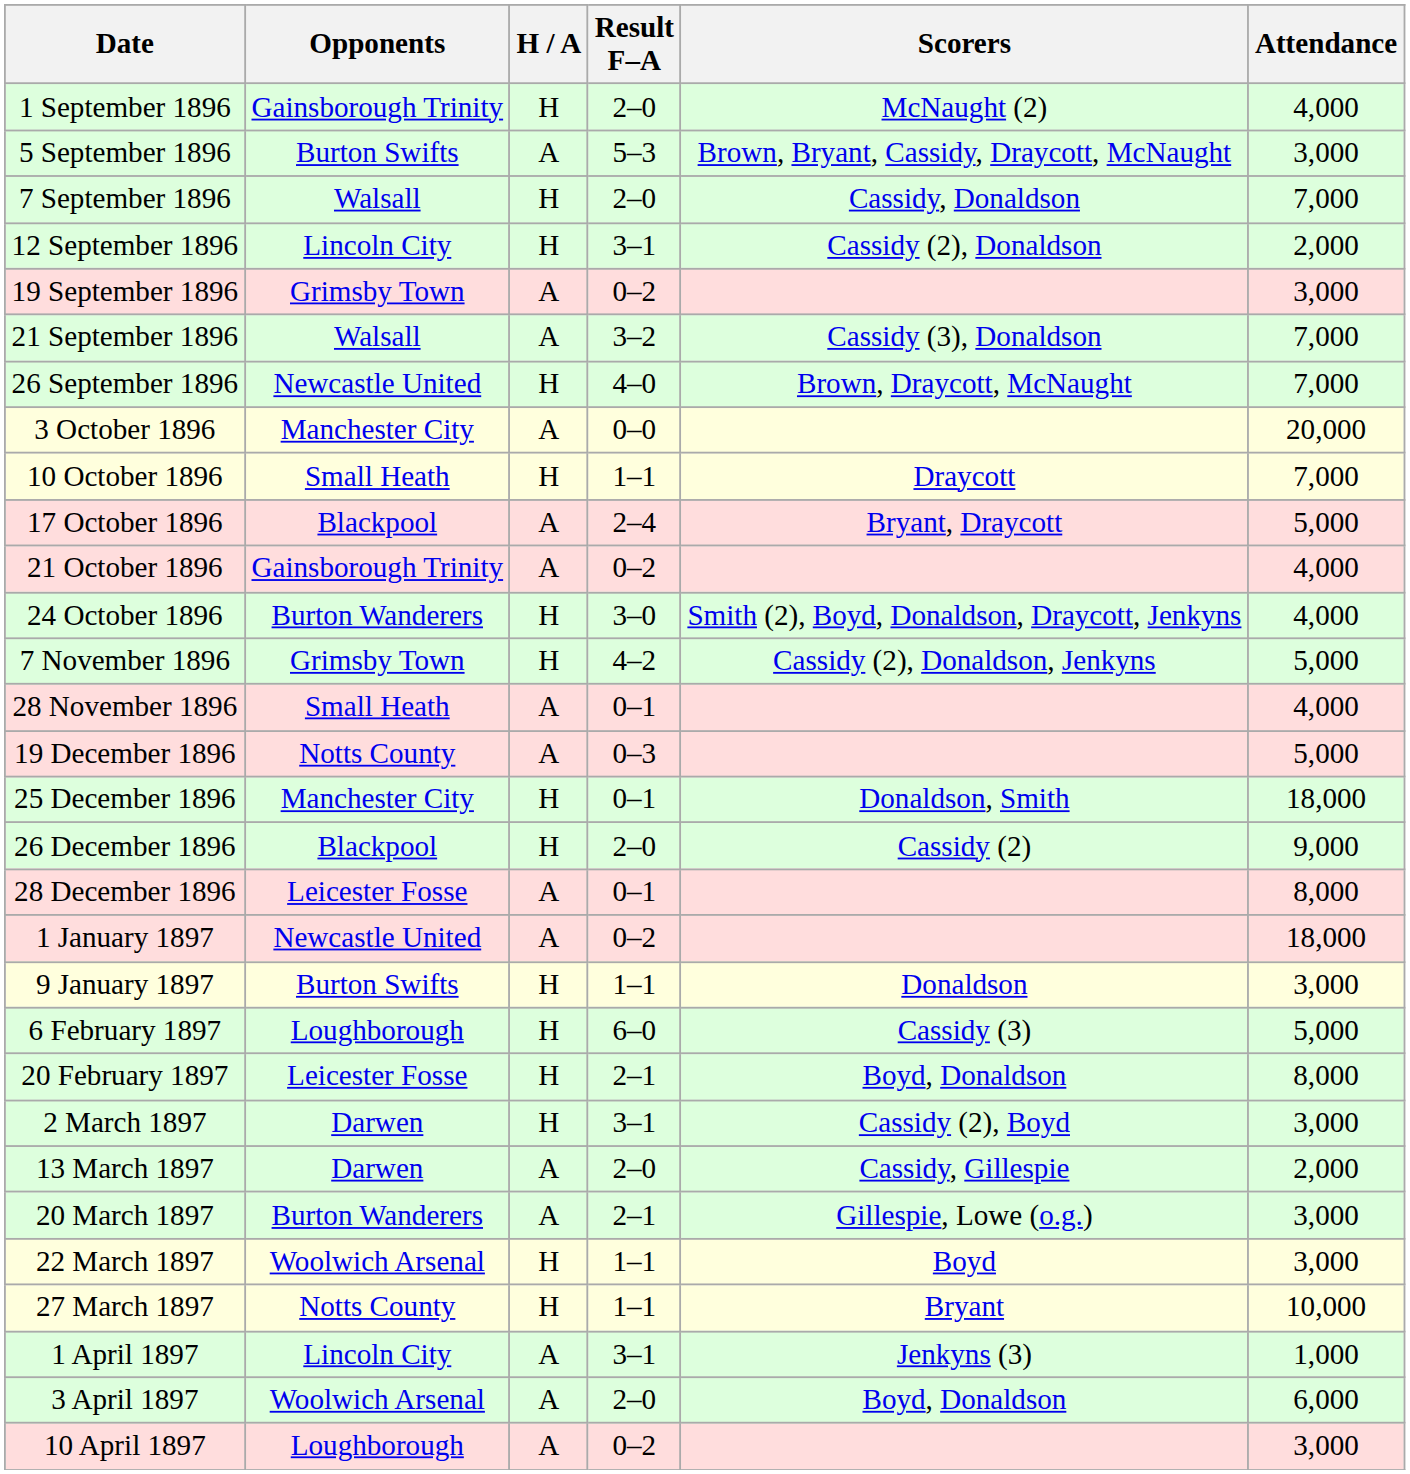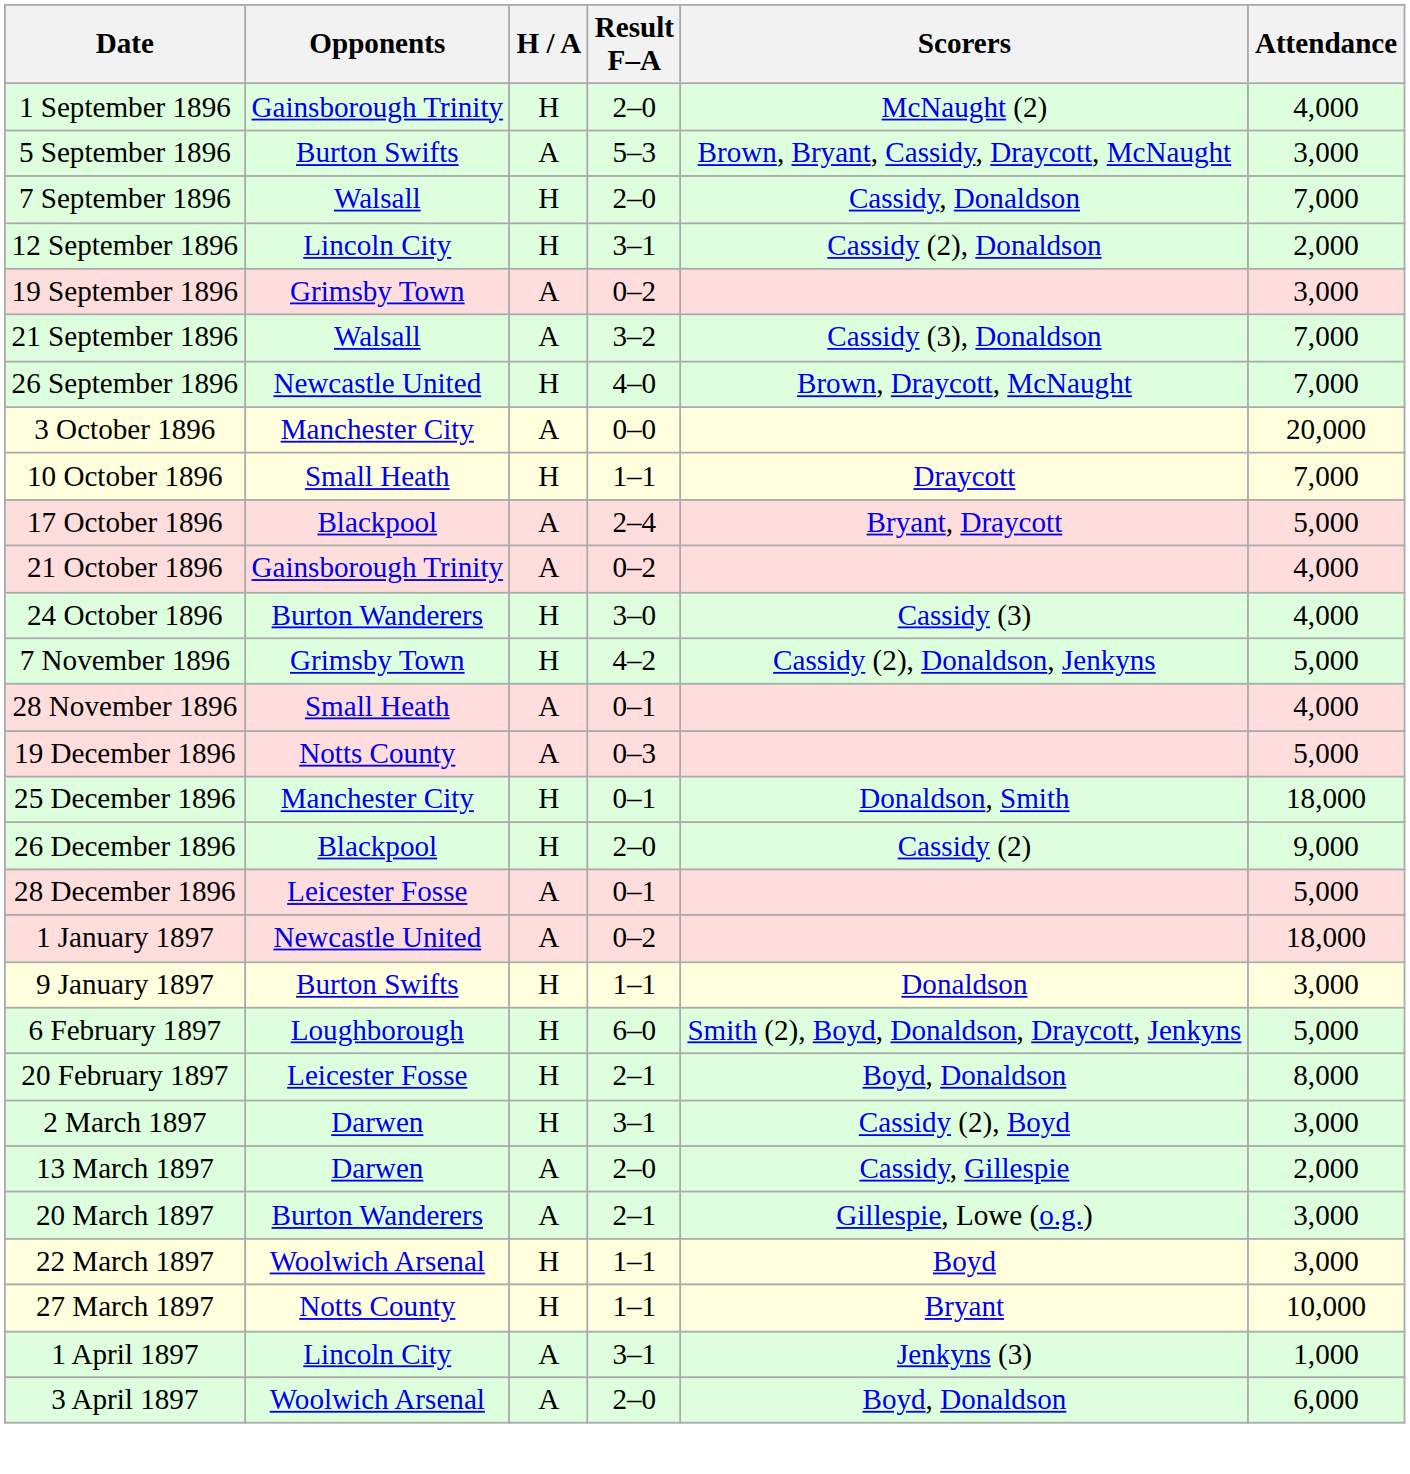(964, 614) Smith (2), Boyd, Donaldson, Draycott, Jenkyns -> (964, 614) Cassidy (3)
(1326, 891) 8,000 -> (1326, 891) 5,000
(964, 1030) Cassidy (3) -> (964, 1030) Smith (2), Boyd, Donaldson, Draycott, Jenkyns
- row: (125, 1445)
